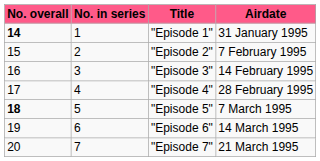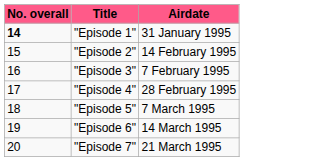- column: (110, 14)
(262, 52) 7 February 1995 -> (189, 52) 14 February 1995
(266, 71) 14 February 1995 -> (185, 71) 7 February 1995
(14, 109) bold -> (14, 109) normal
